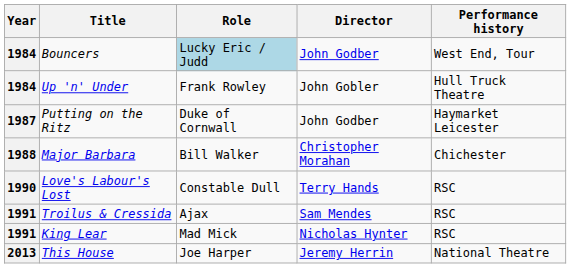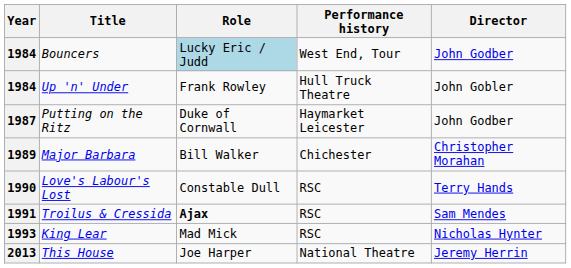columns swapped: (364, 21) <-> (498, 21)
(22, 154) 1988 -> (22, 154) 1989
(194, 214) normal -> (194, 214) bold
(22, 233) 1991 -> (22, 233) 1993
